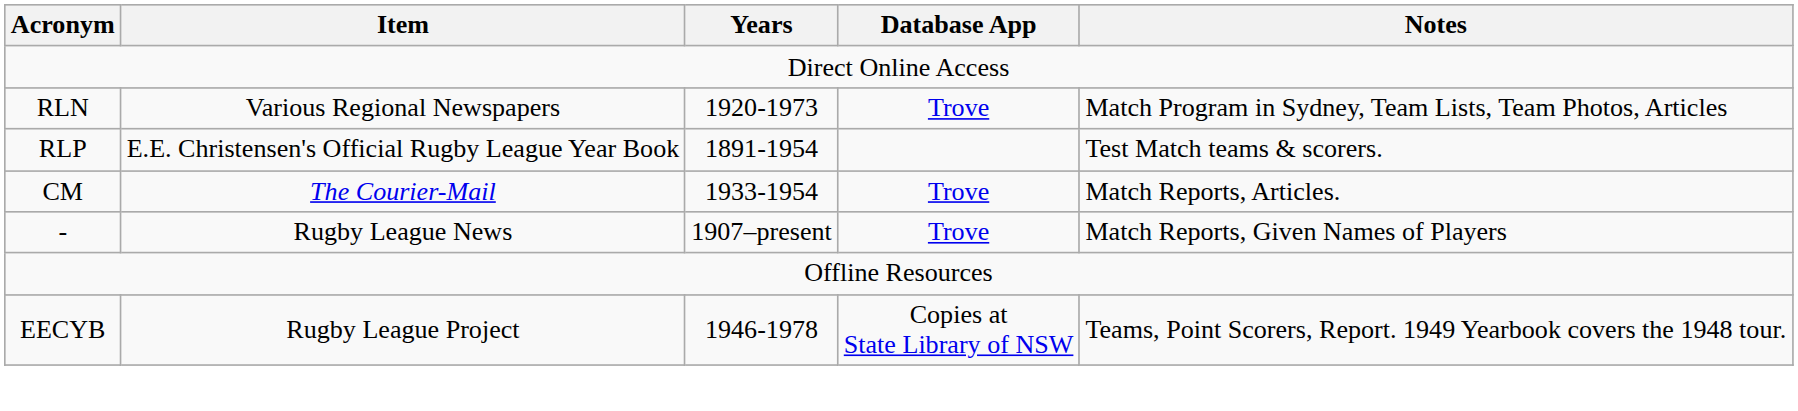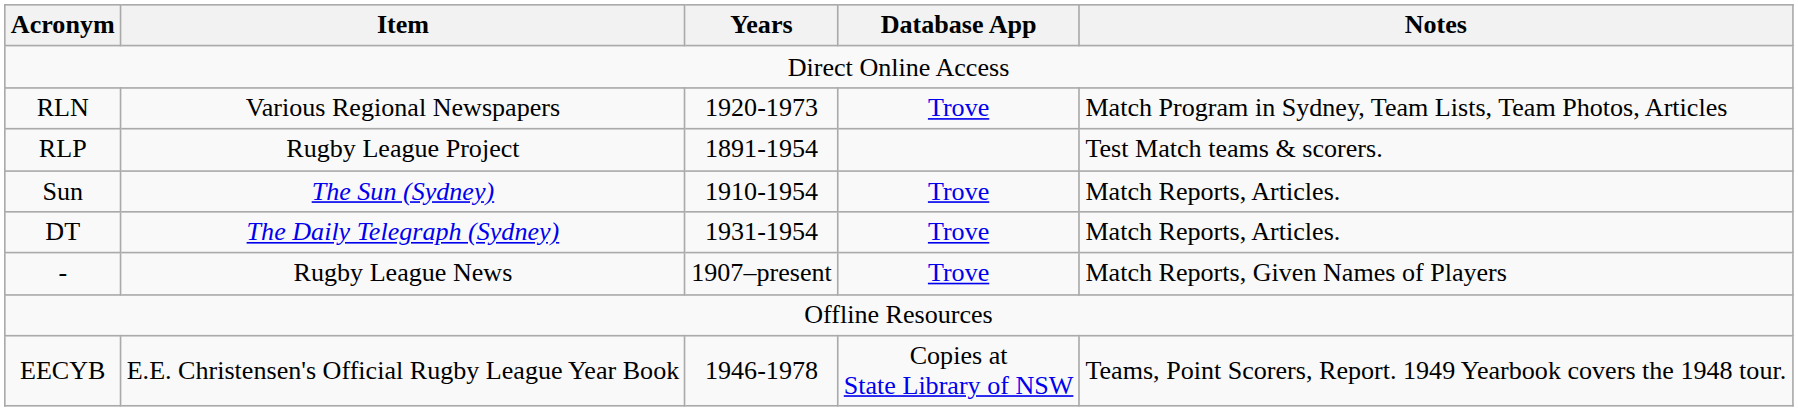(403, 149) E.E. Christensen's Official Rugby League Year Book -> (403, 149) Rugby League Project
+ row: (63, 190)
+ row: (63, 231)
- row: (63, 190)
(403, 329) Rugby League Project -> (403, 370) E.E. Christensen's Official Rugby League Year Book
